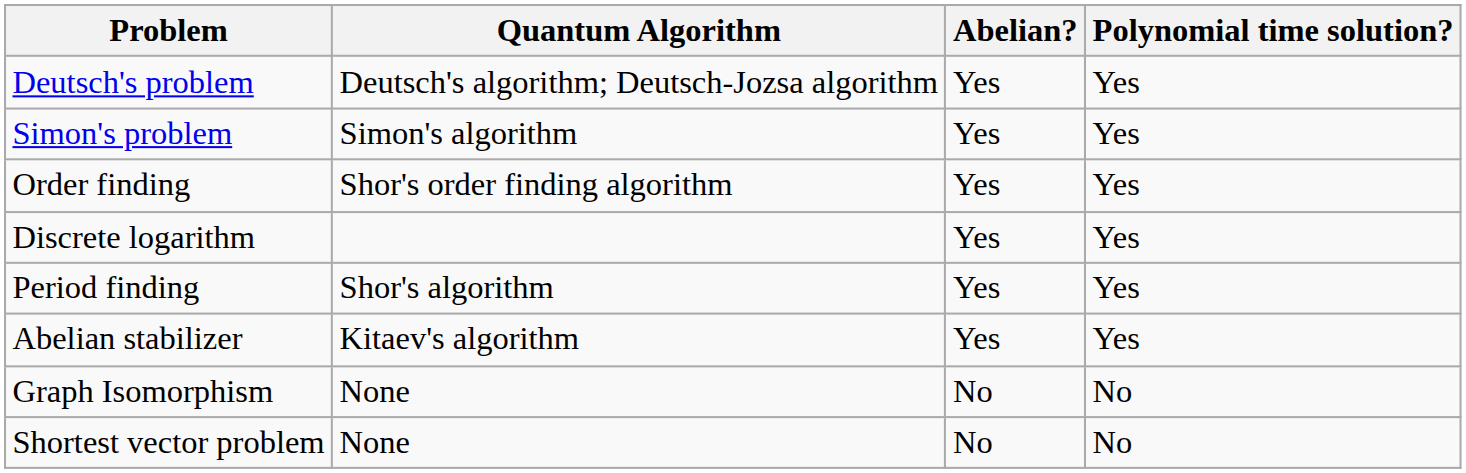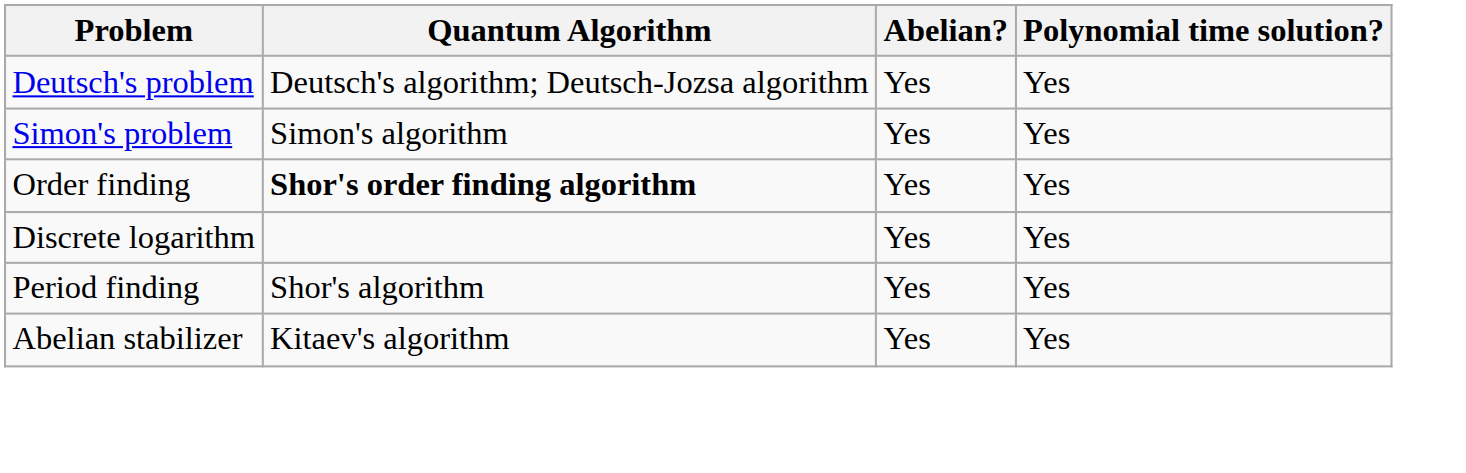(536, 184) normal -> (483, 184) bold
- row: (143, 390)
- row: (169, 442)
